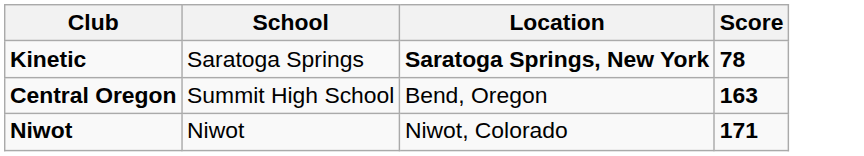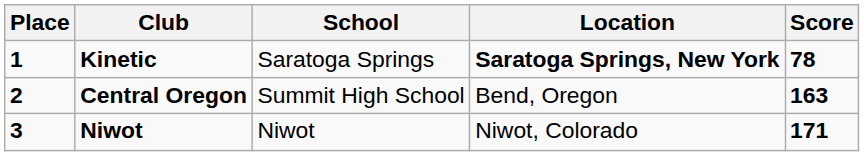+ column: (40, 22)
